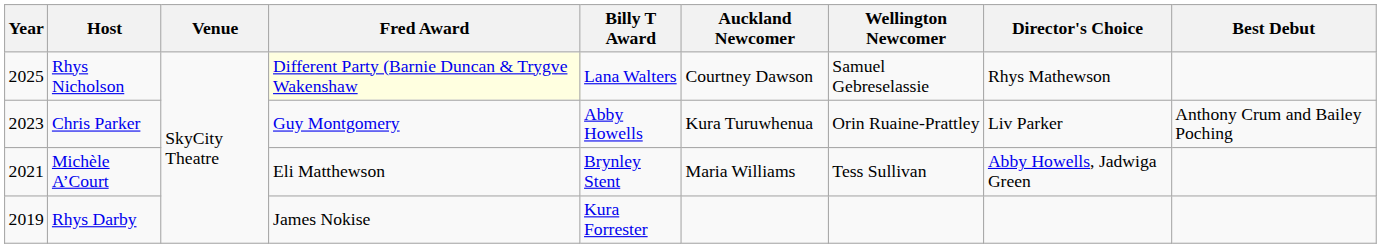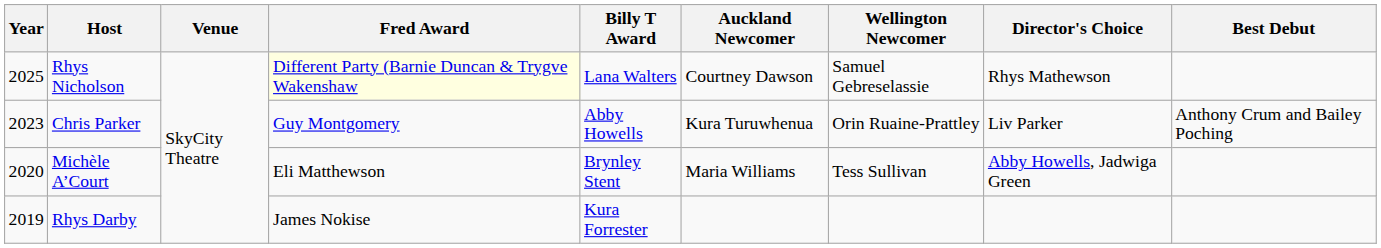(26, 171) 2021 -> (26, 171) 2020
